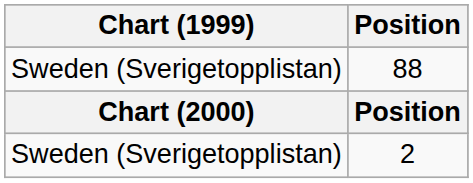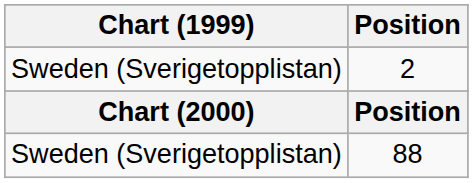rows swapped: (408, 154) <-> (408, 68)
